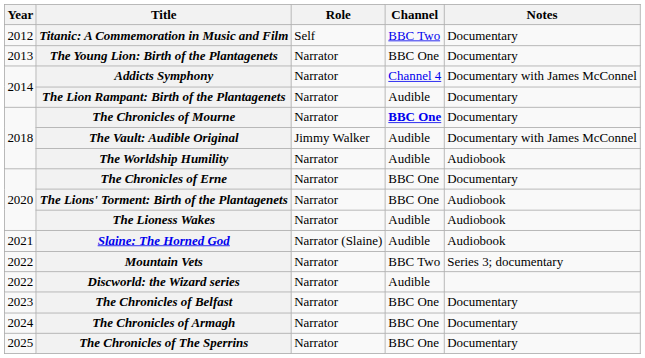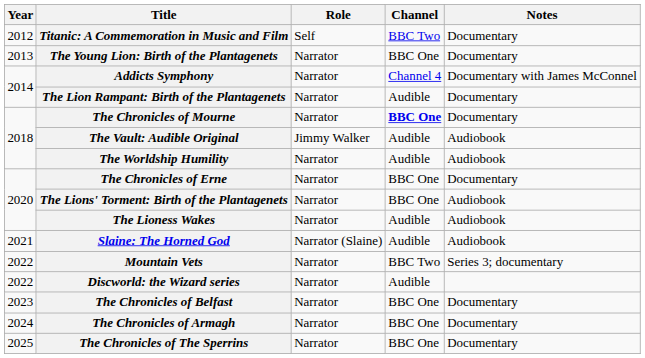(542, 138) Documentary with James McConnel -> (476, 138) Audiobook
